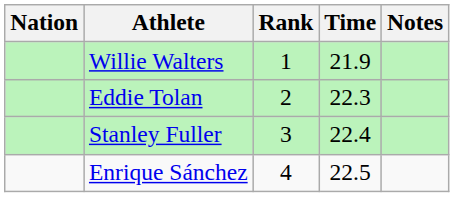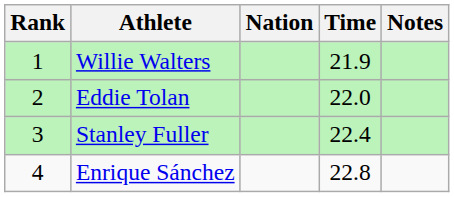columns swapped: (286, 23) <-> (44, 23)
(350, 97) 22.3 -> (350, 97) 22.0
(350, 172) 22.5 -> (350, 172) 22.8
